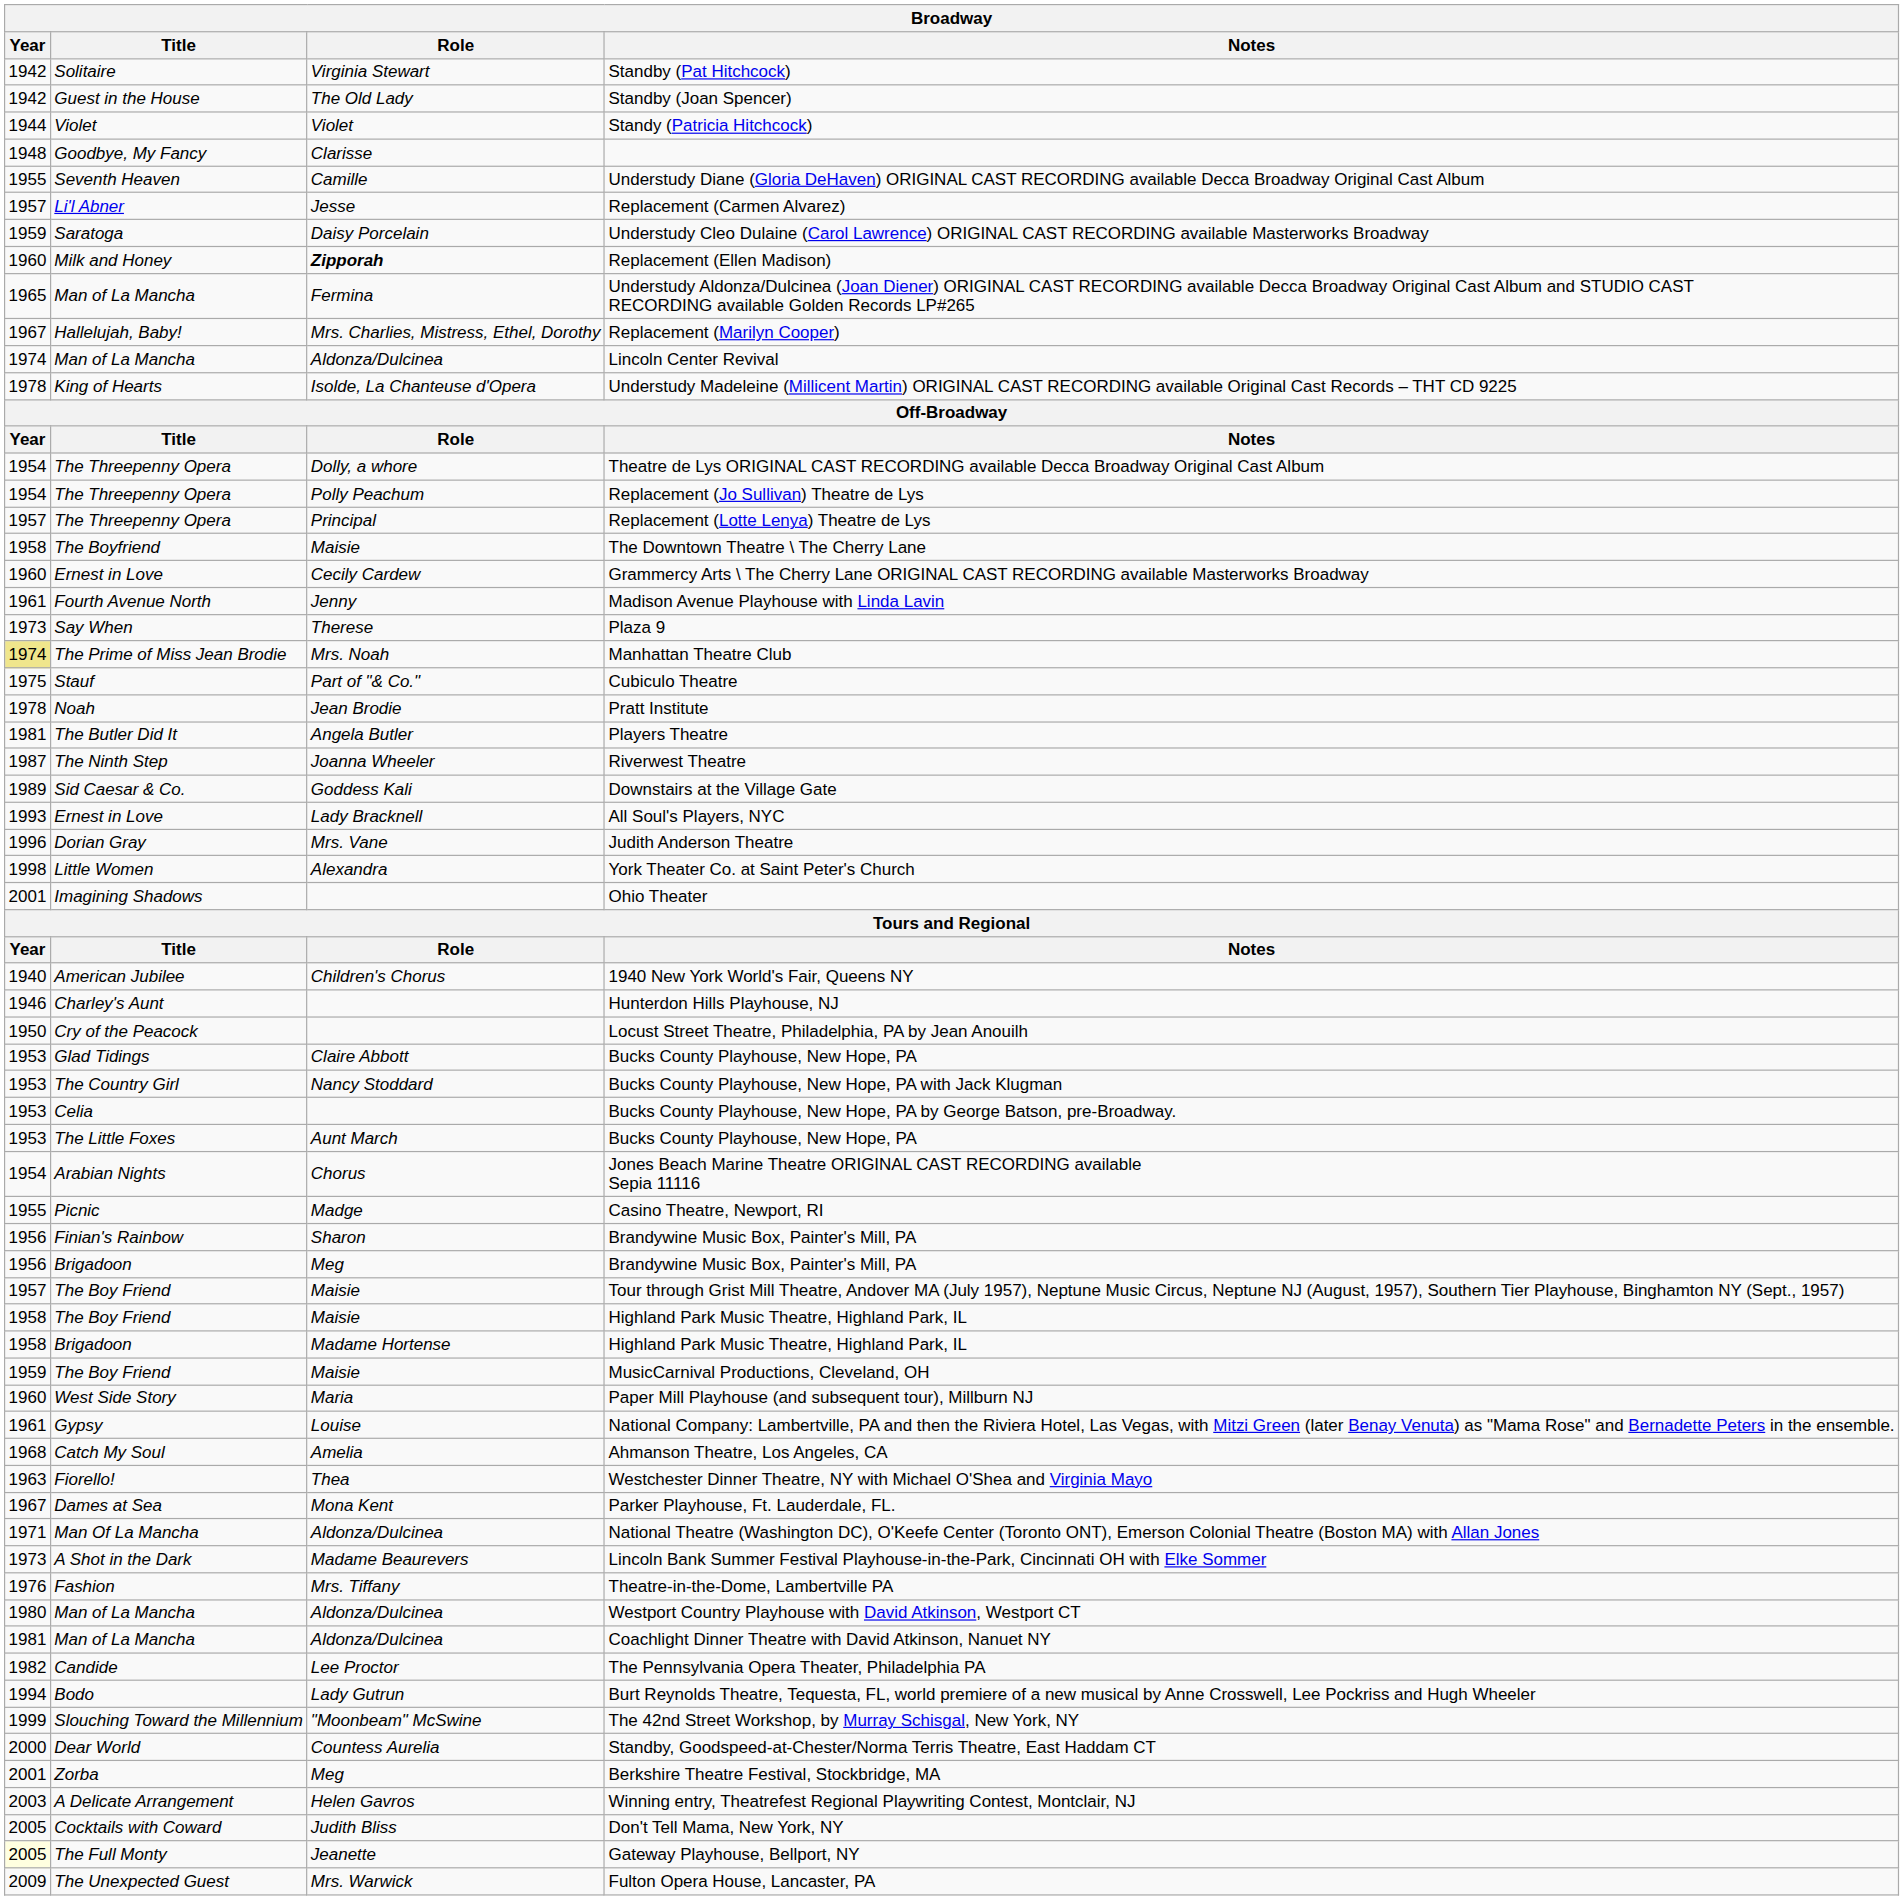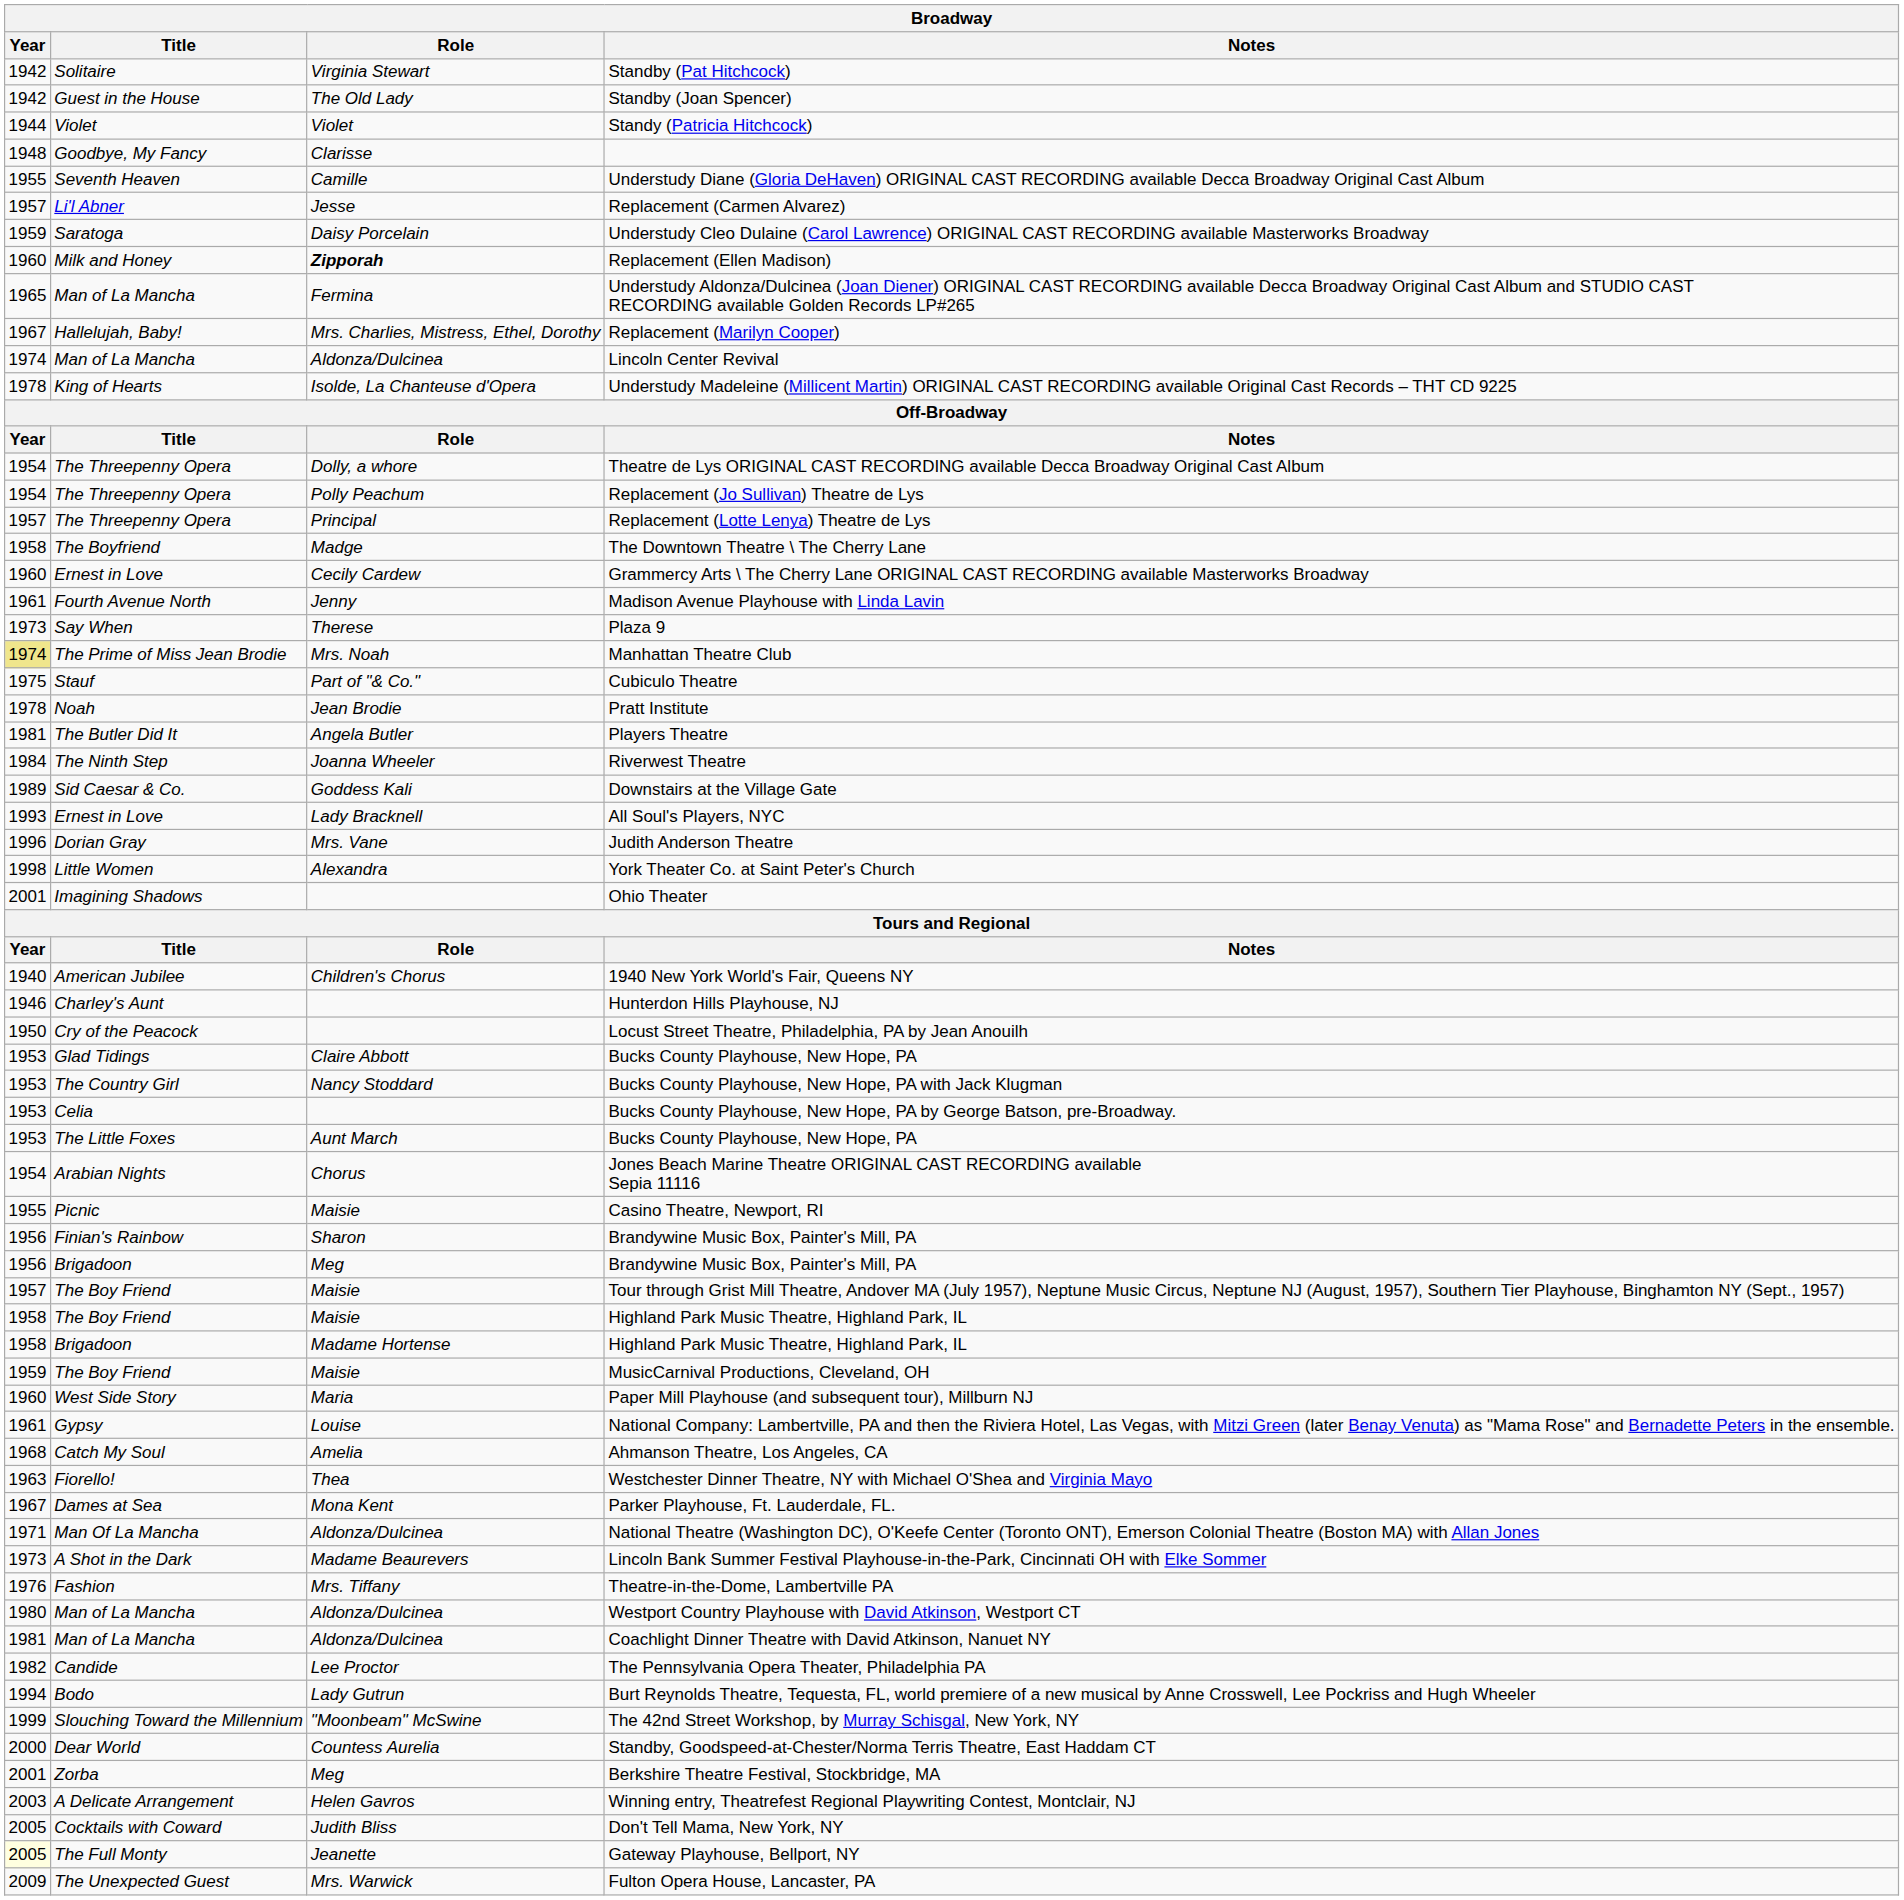(335, 547) Maisie -> (337, 547) Madge
(27, 762) 1987 -> (27, 762) 1984
(337, 1210) Madge -> (335, 1210) Maisie
